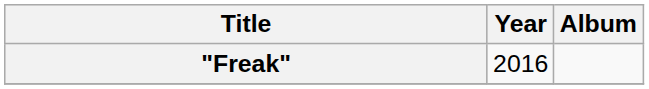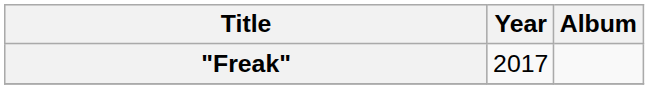(521, 63) 2016 -> (521, 63) 2017
